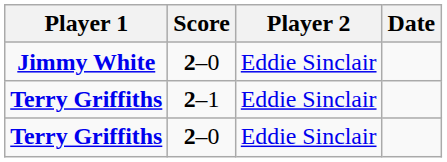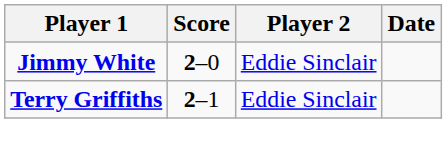- row: (86, 136)
